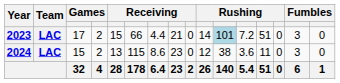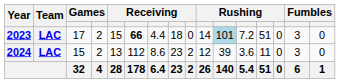(136, 35) normal -> (136, 35) bold
(176, 35) 21 -> (176, 35) 18
(136, 52) 115 -> (136, 52) 112
(191, 52) 0 -> (191, 52) 2
(225, 52) 38 -> (225, 52) 39
